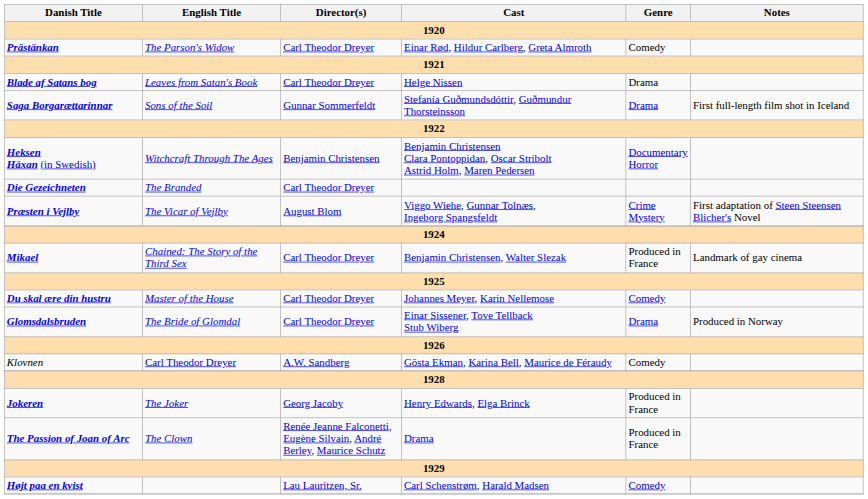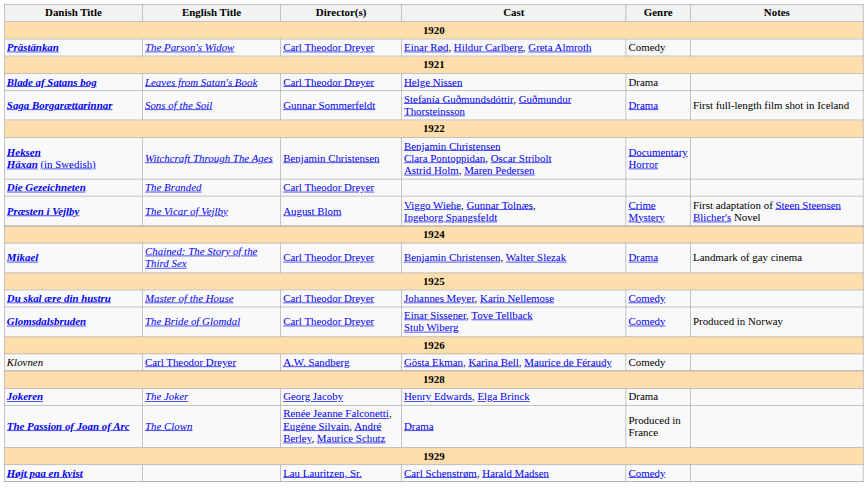(655, 258) Produced in France -> (643, 258) Drama
(643, 322) Drama -> (647, 322) Comedy
(655, 403) Produced in France -> (643, 397) Drama
